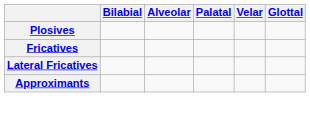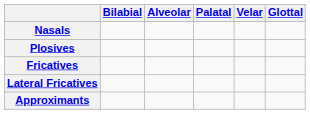+ row: (52, 30)
